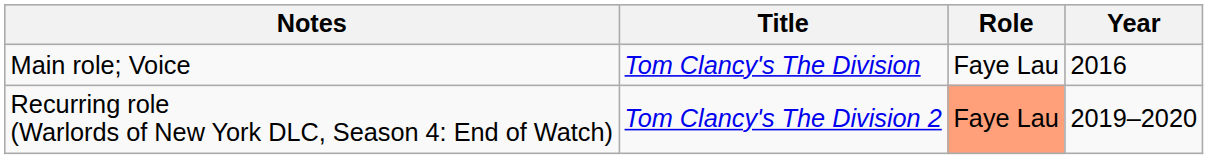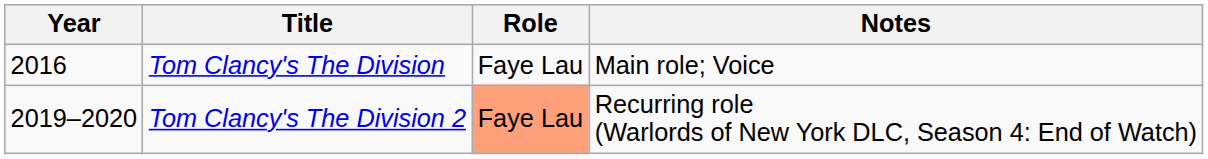columns swapped: (1134, 24) <-> (312, 24)
